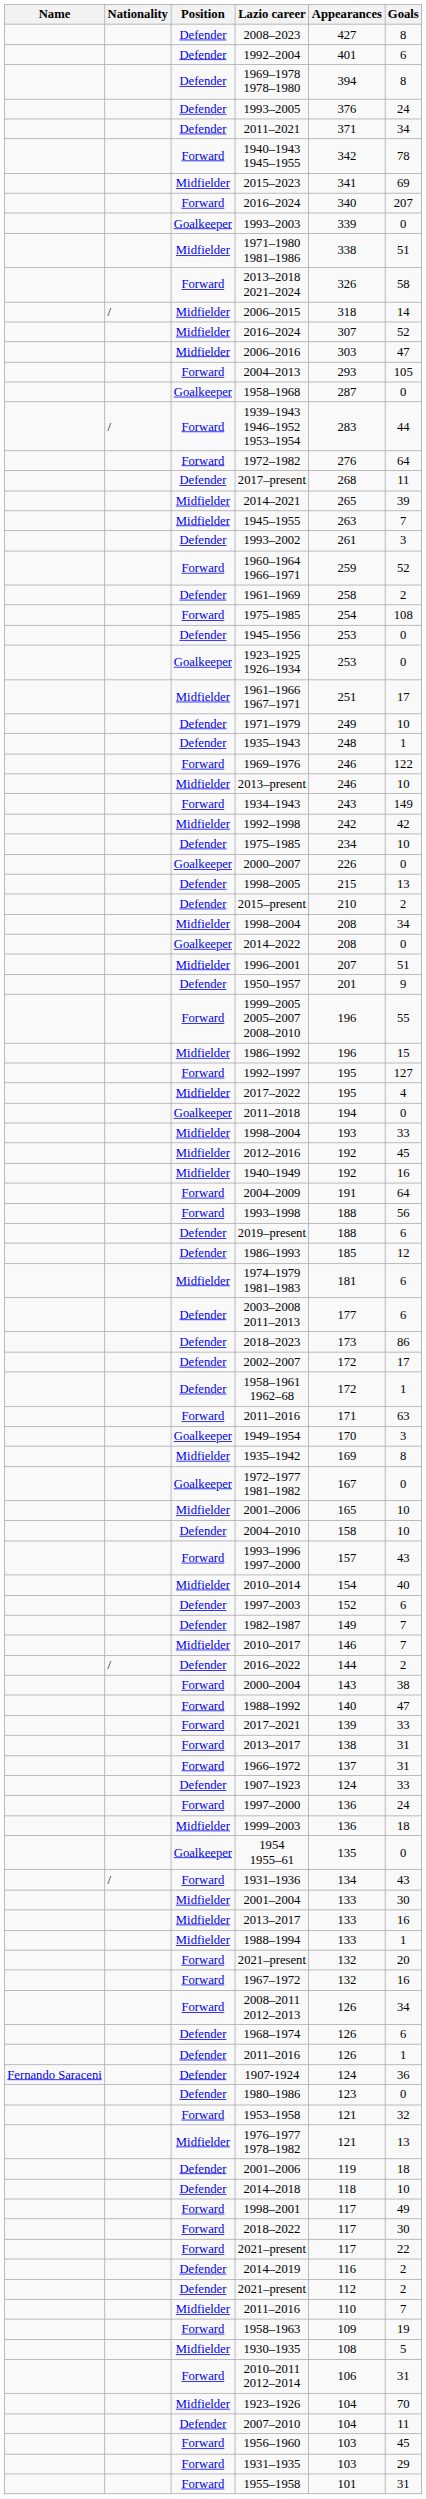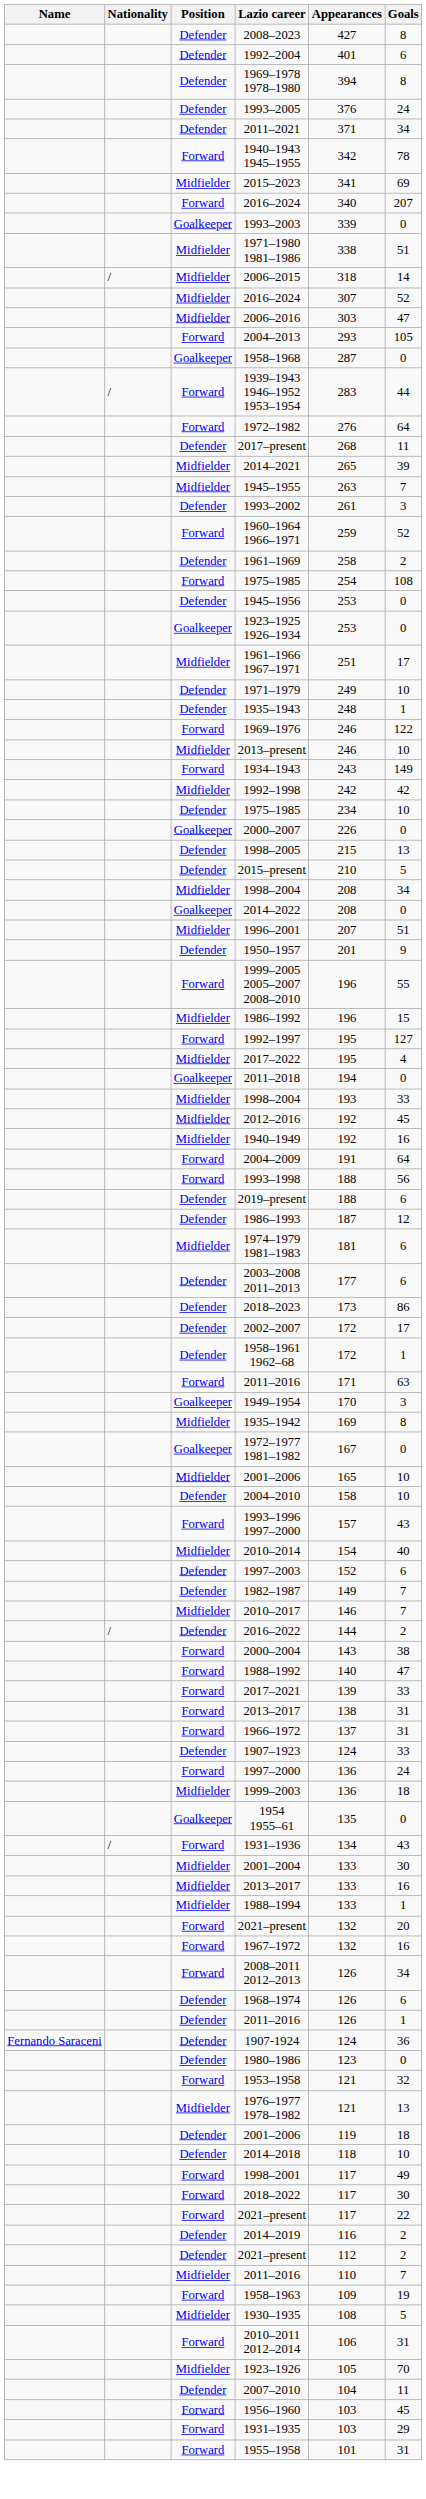- row: (203, 284)
(403, 904) 2 -> (403, 869) 5
(347, 1253) 185 -> (347, 1219) 187
(347, 2403) 104 -> (347, 2369) 105
